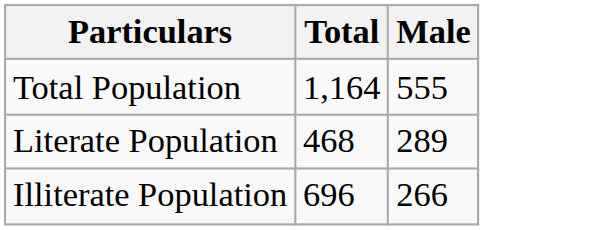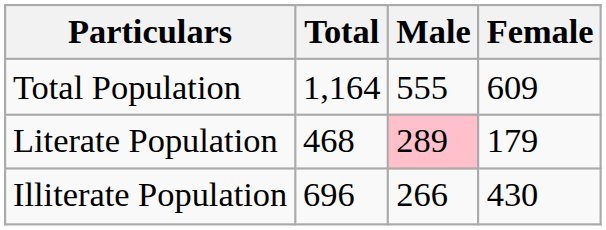+ column: (540, 31)
(422, 140) no background -> (422, 140) pink background
